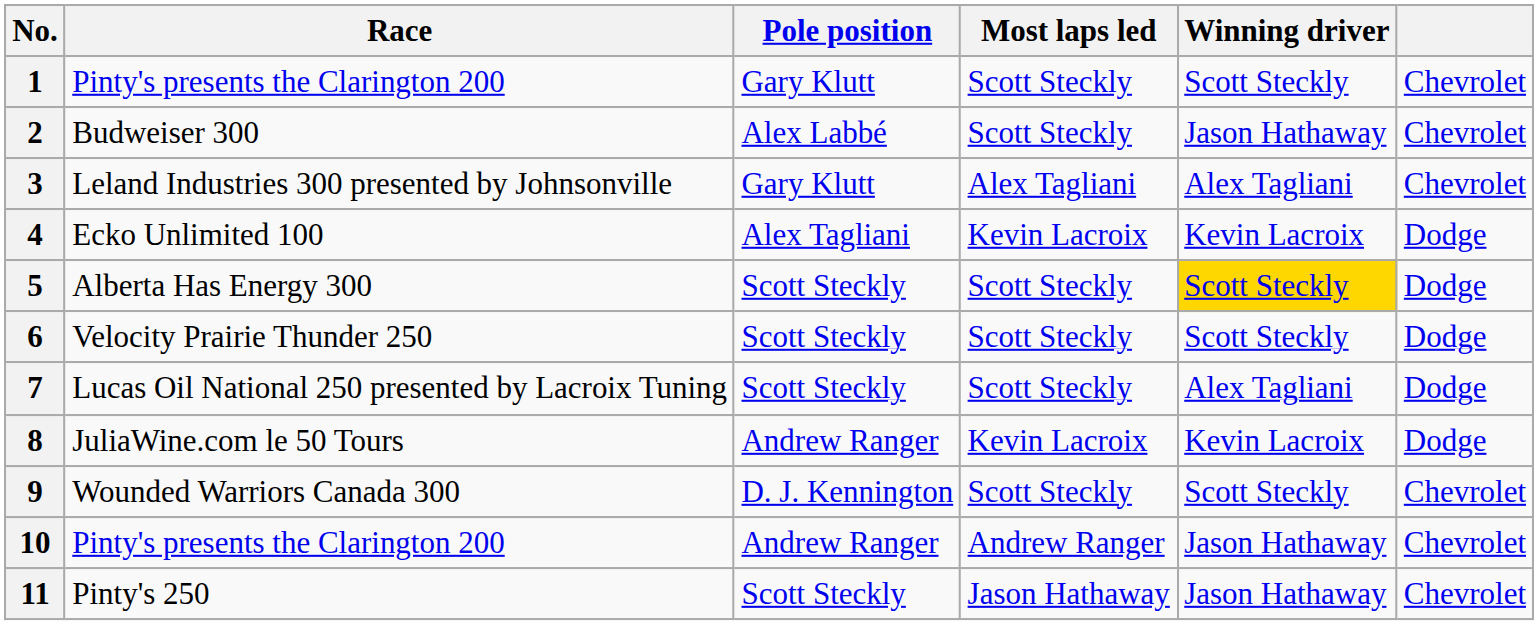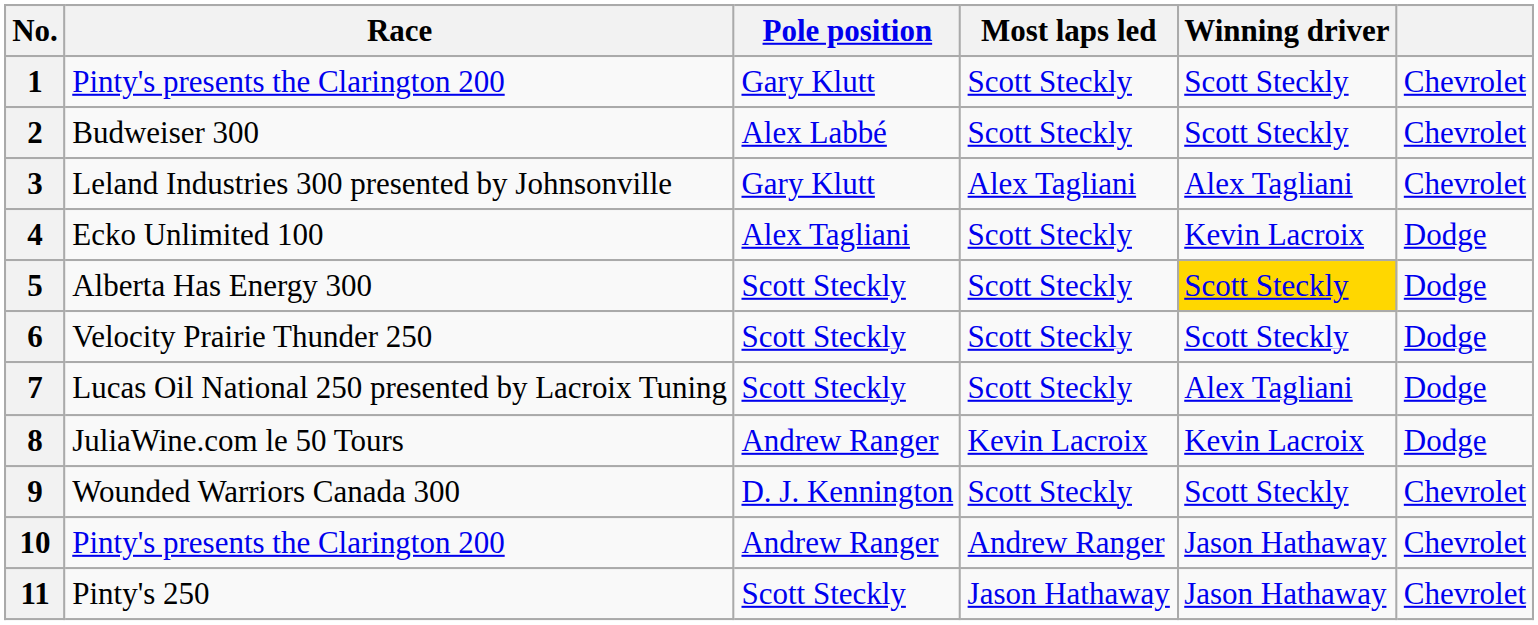(1285, 132) Jason Hathaway -> (1266, 132) Scott Steckly
(1058, 234) Kevin Lacroix -> (1050, 234) Scott Steckly
